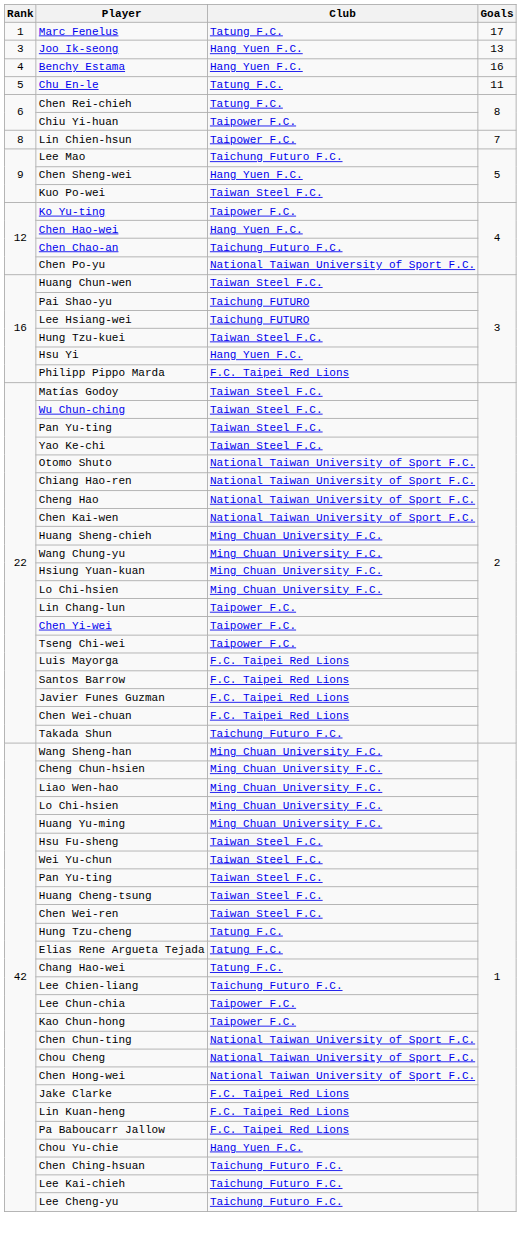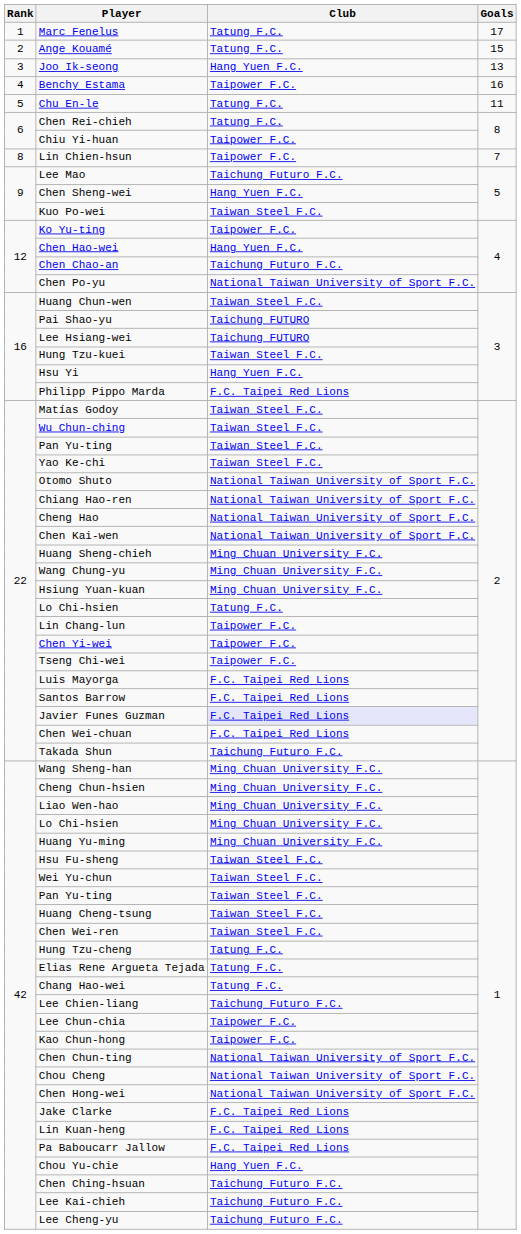+ row: (20, 49)
(256, 67) Hang Yuen F.C. -> (253, 85) Taipower F.C.
(296, 590) Ming Chuan University F.C. -> (246, 608) Tatung F.C.
(280, 698) no background -> (280, 716) lavender background
